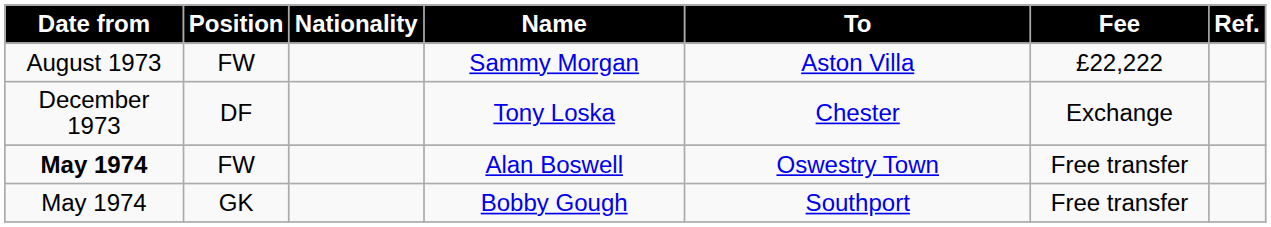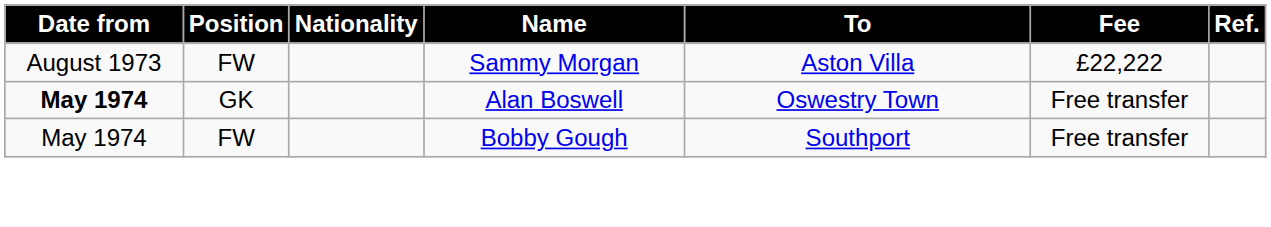- row: (554, 114)
(236, 165) FW -> (236, 100) GK
(236, 203) GK -> (236, 138) FW
